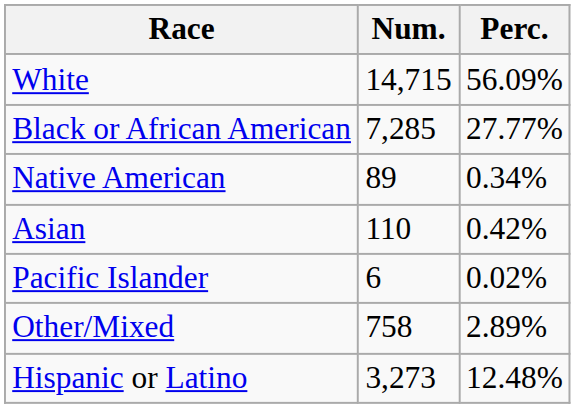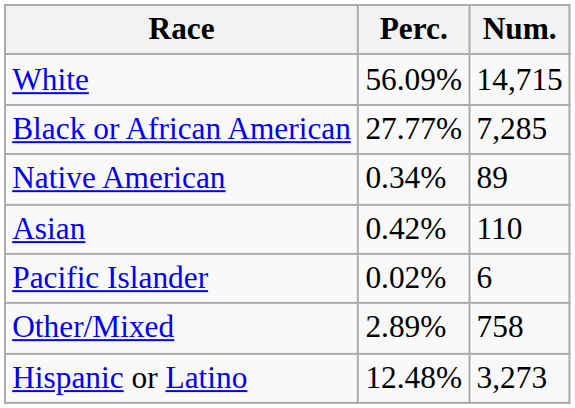columns swapped: (409, 29) <-> (514, 29)
